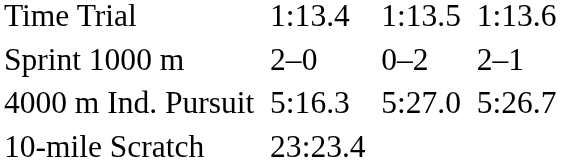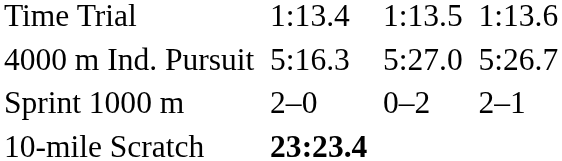rows swapped: (94, 59) <-> (129, 102)
(318, 146) normal -> (319, 146) bold
